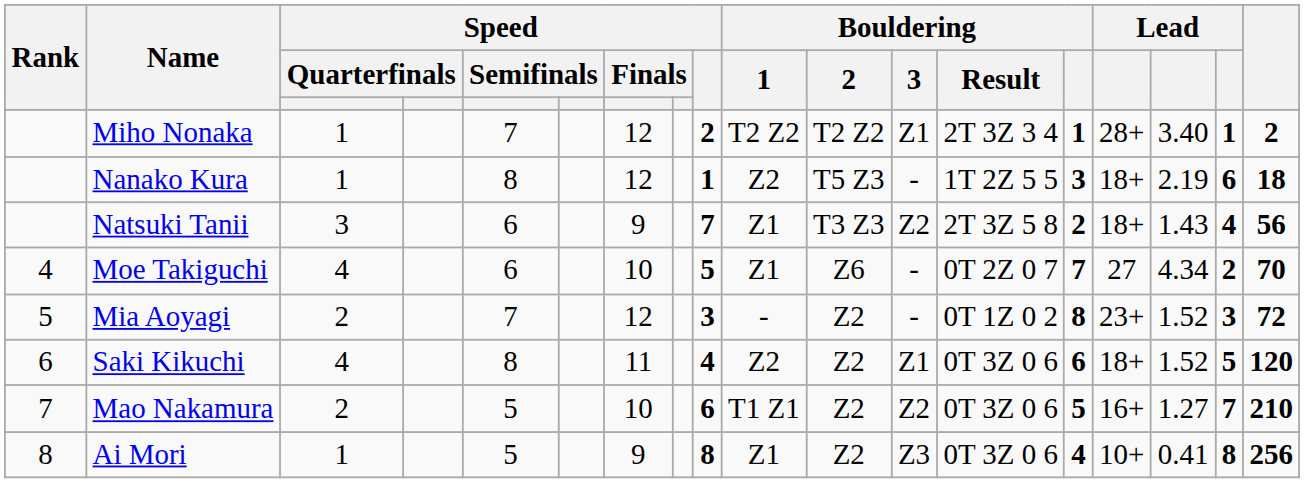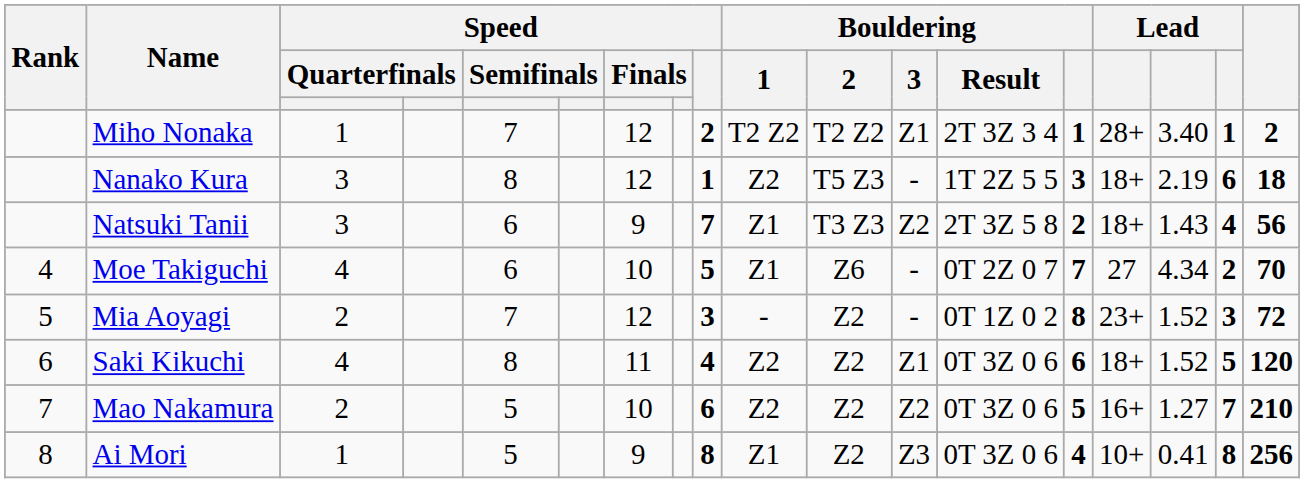(342, 178) 1 -> (342, 178) 3
(764, 408) T1 Z1 -> (764, 408) Z2
